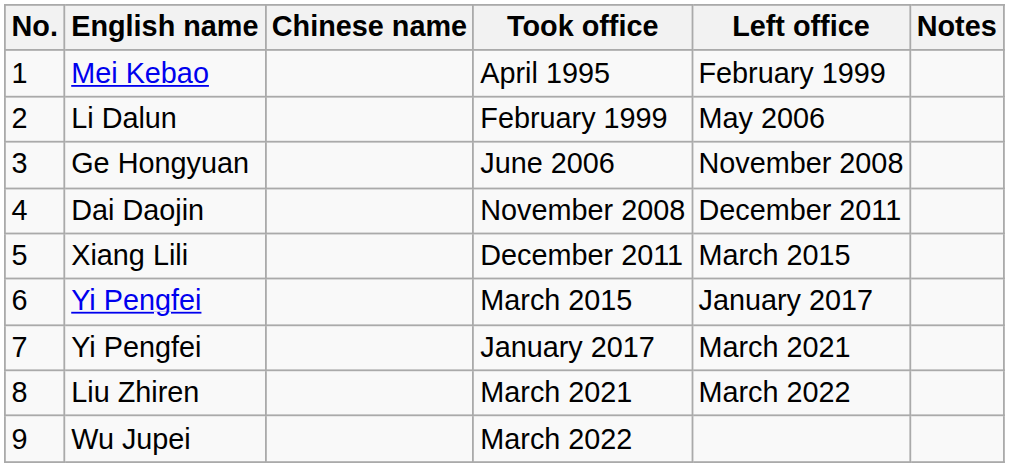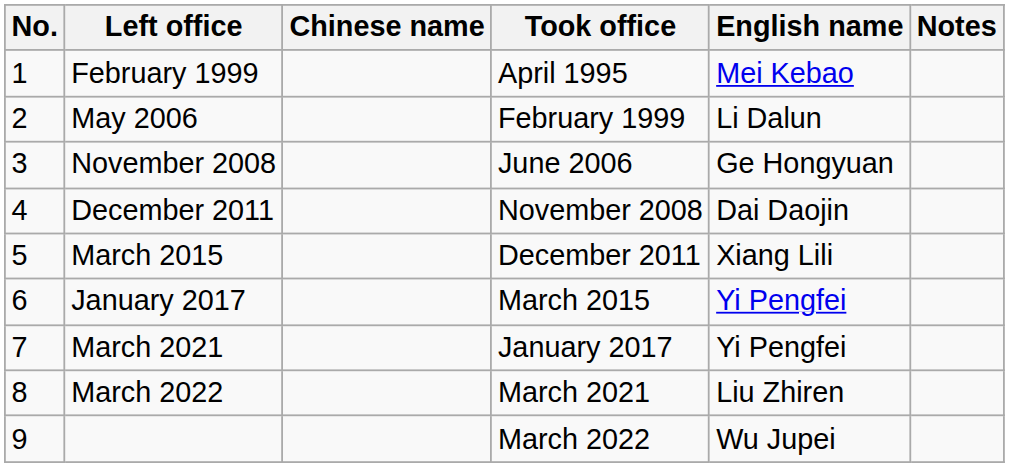columns swapped: (165, 27) <-> (801, 27)
